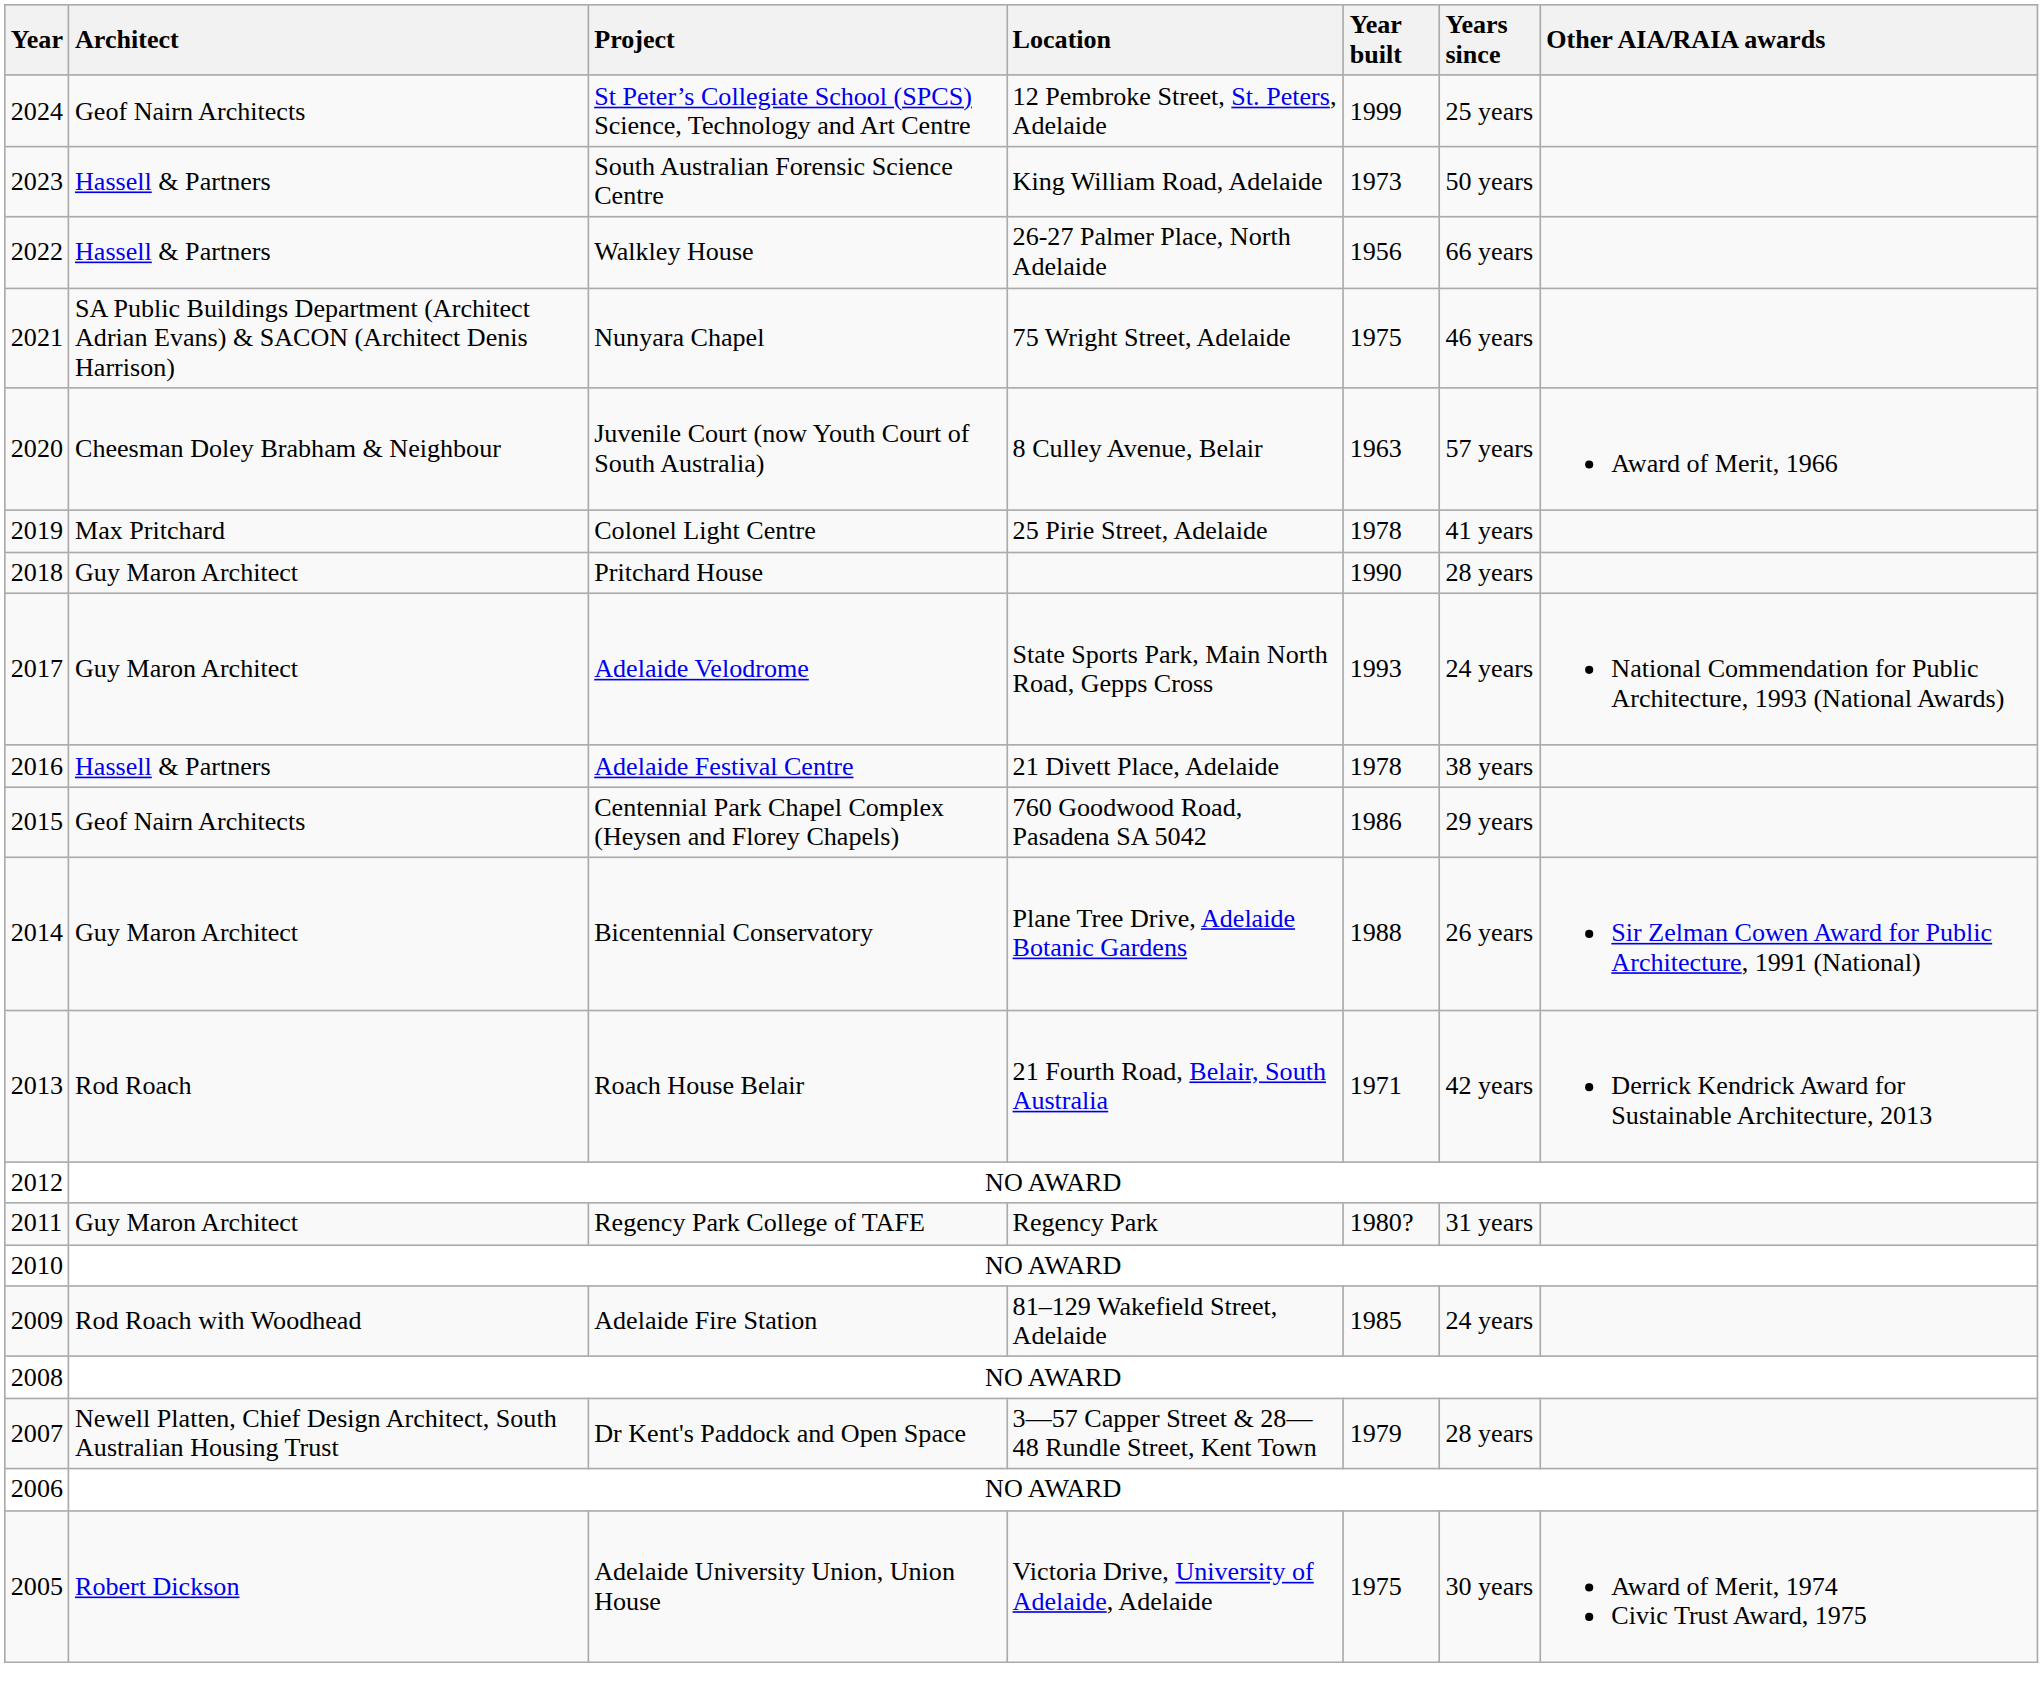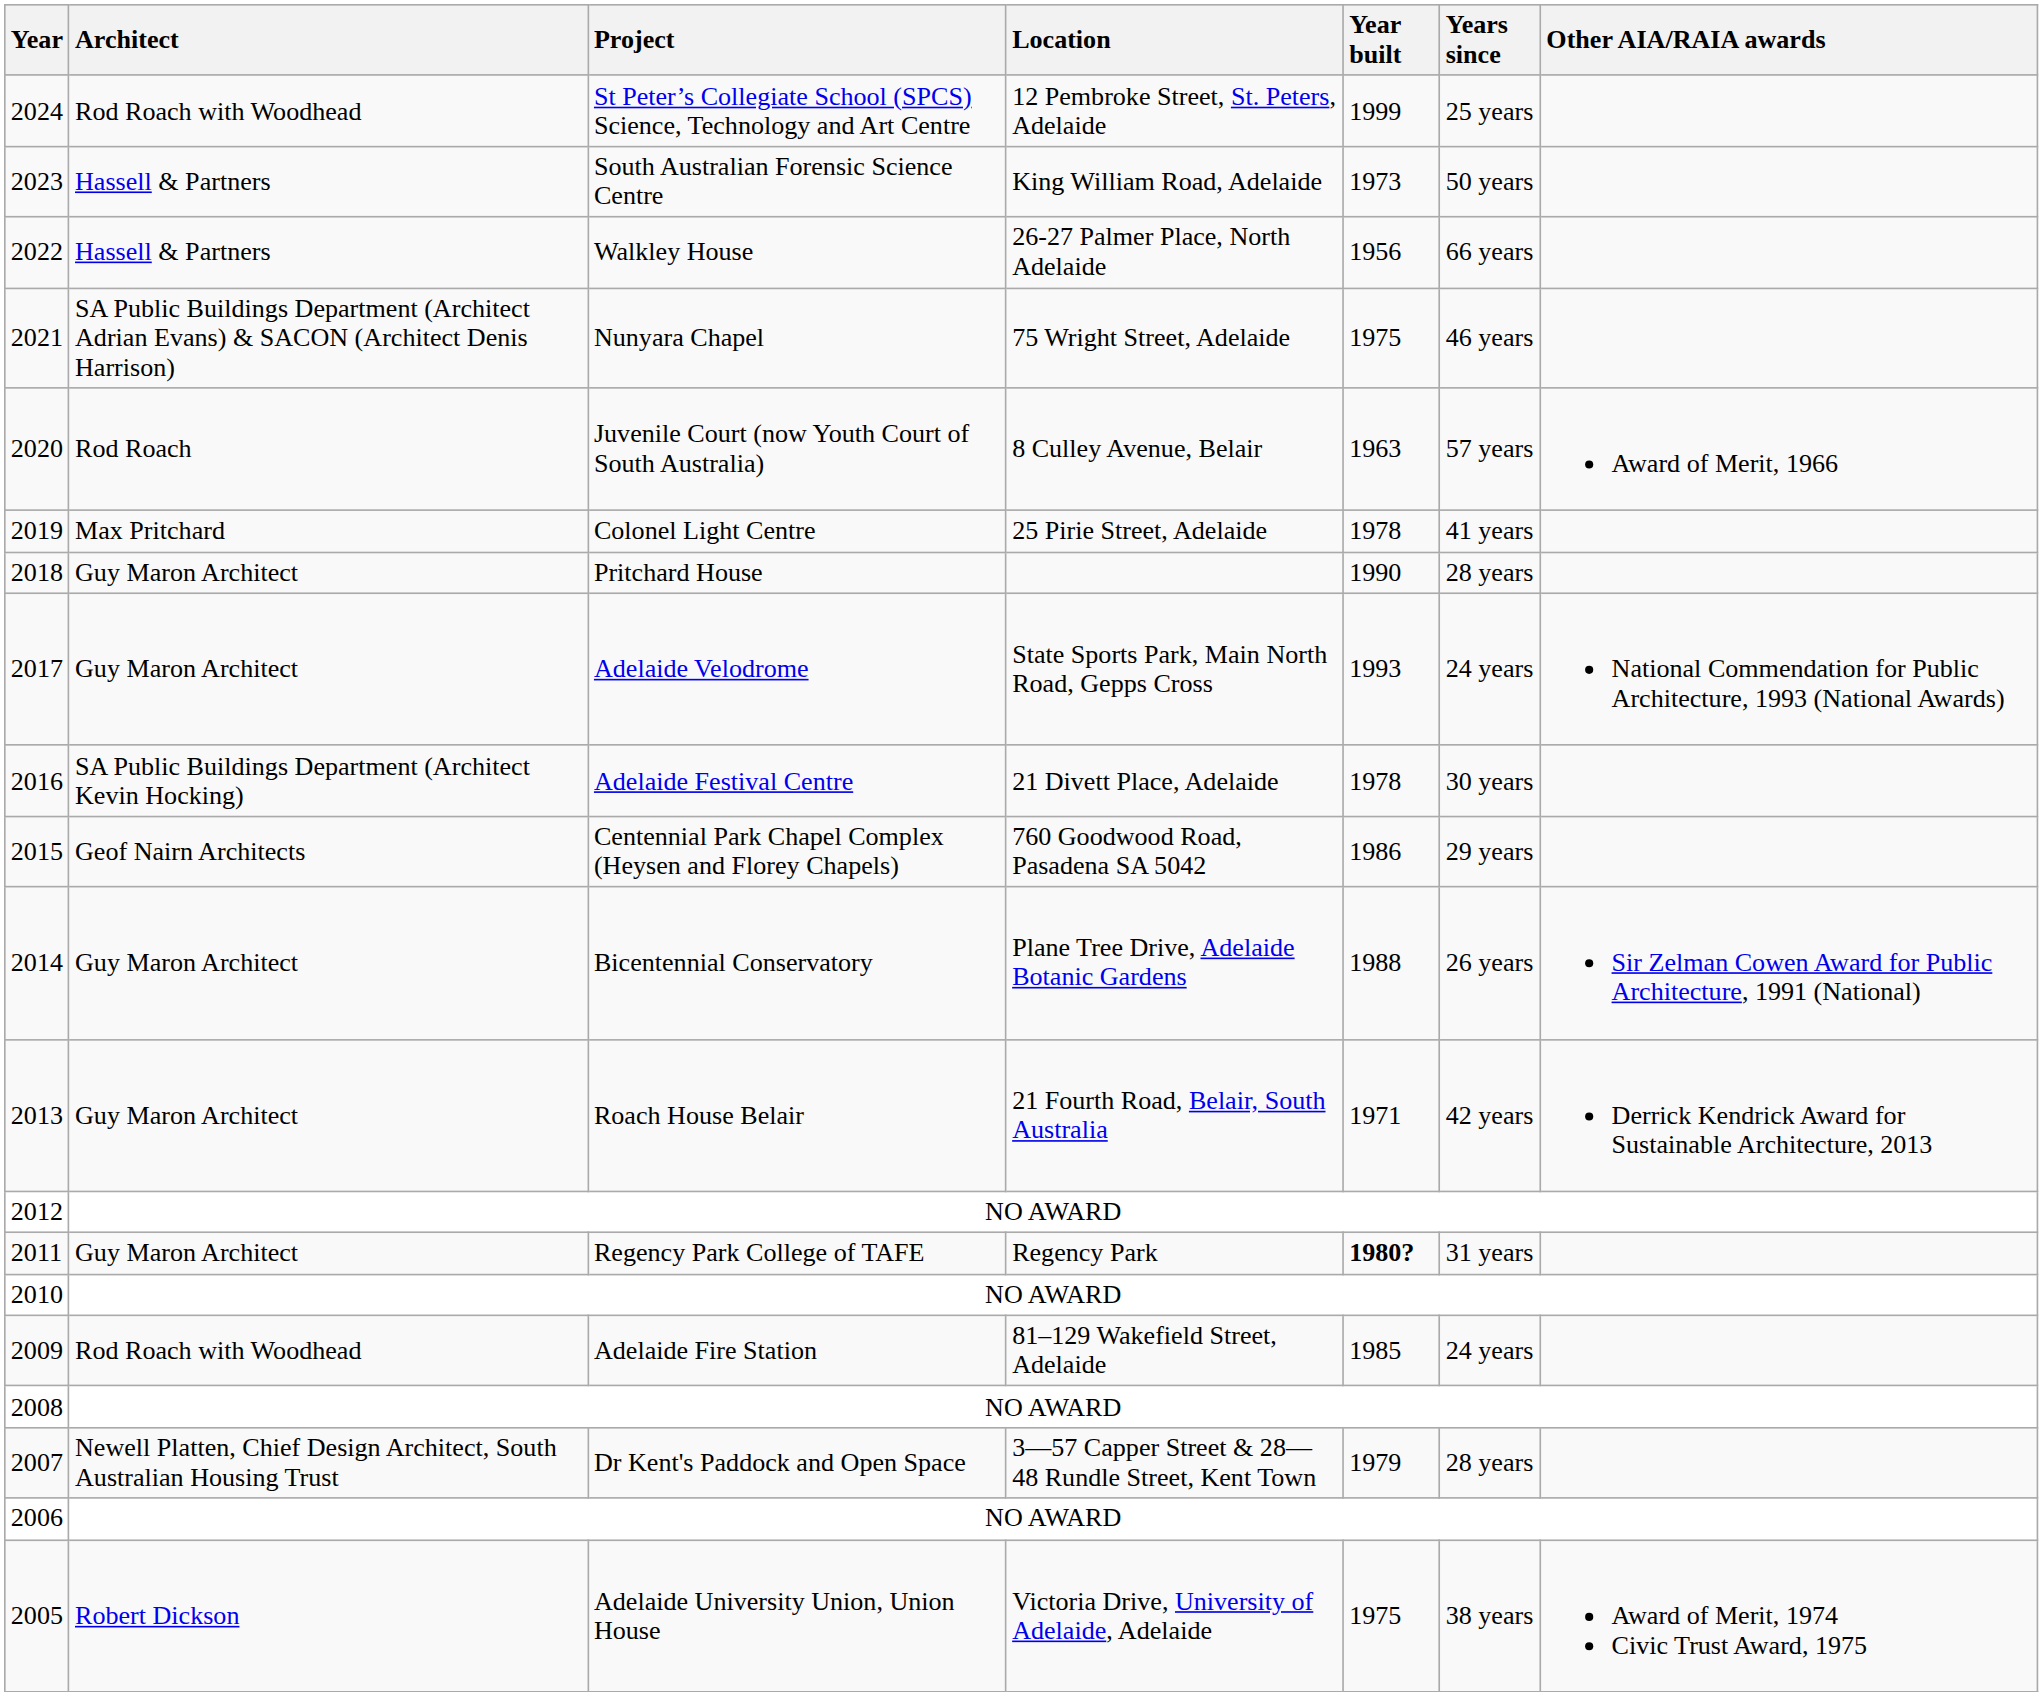(190, 110) Geof Nairn Architects -> (218, 110) Rod Roach with Woodhead
(288, 448) Cheesman Doley Brabham & Neighbour -> (133, 448) Rod Roach
(173, 765) Hassell & Partners -> (302, 780) SA Public Buildings Department (Architect Kevin Hocking)
(1489, 765) 38 years -> (1490, 780) 30 years
(133, 1085) Rod Roach -> (187, 1114) Guy Maron Architect
(1382, 1223) normal -> (1382, 1252) bold
(1489, 1585) 30 years -> (1490, 1615) 38 years
